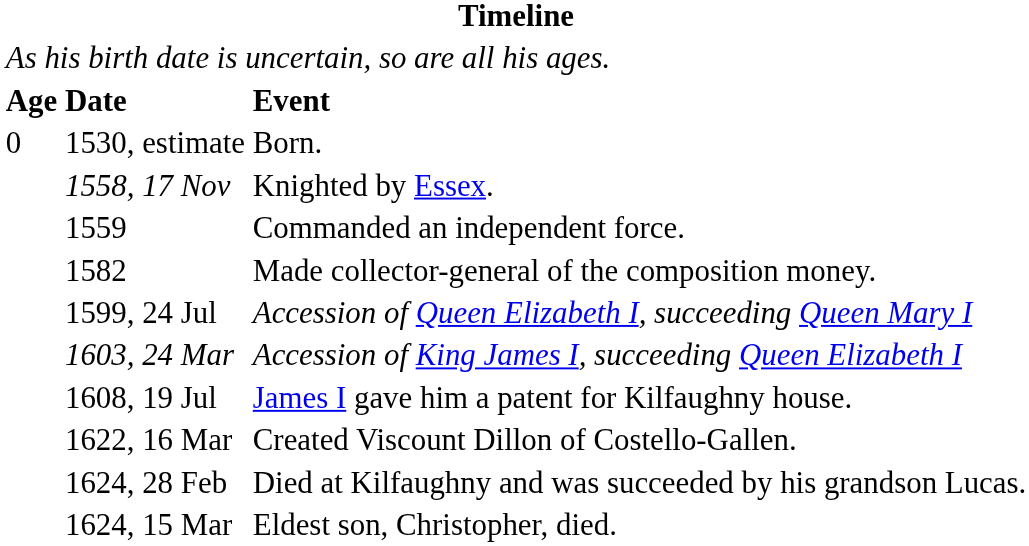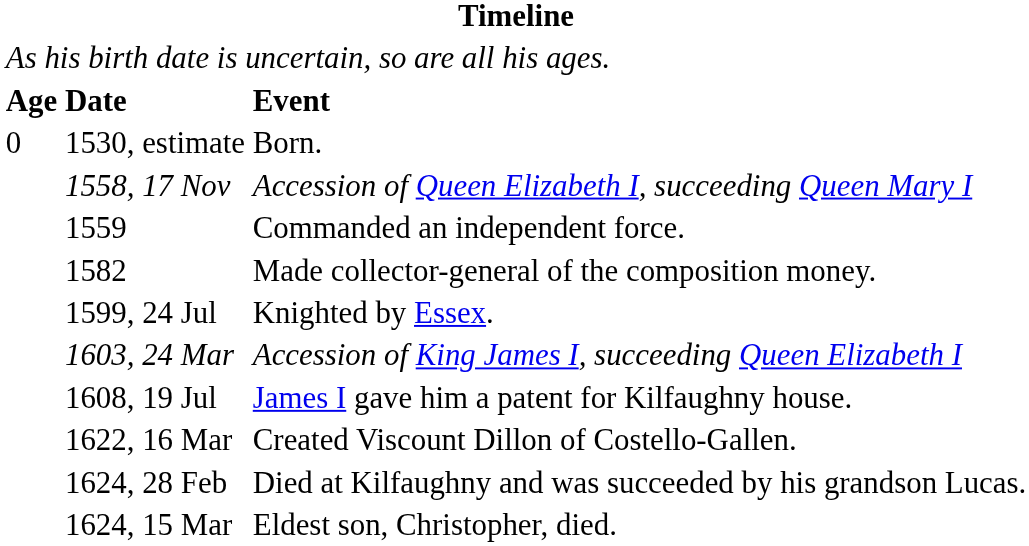(373, 185) Knighted by Essex. -> (613, 185) Accession of Queen Elizabeth I, succeeding Queen Mary I
(613, 312) Accession of Queen Elizabeth I, succeeding Queen Mary I -> (373, 312) Knighted by Essex.
